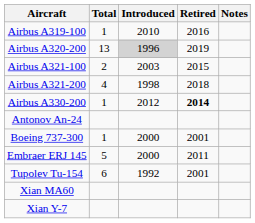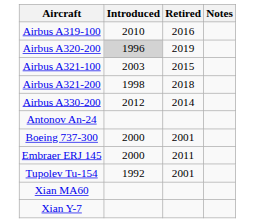- column: (104, 13)
(198, 102) bold -> (183, 102) normal
